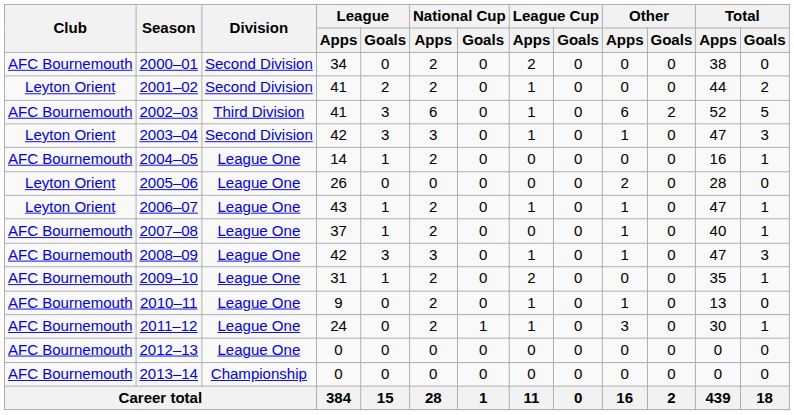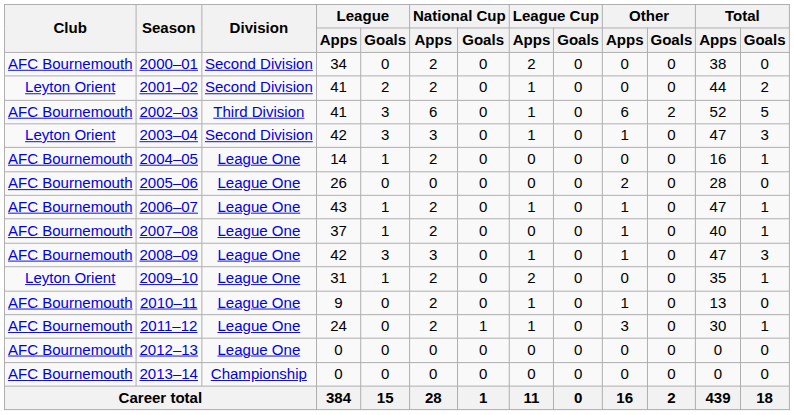(70, 183) Leyton Orient -> (70, 183) AFC Bournemouth
(70, 207) Leyton Orient -> (70, 207) AFC Bournemouth
(70, 278) AFC Bournemouth -> (70, 278) Leyton Orient
